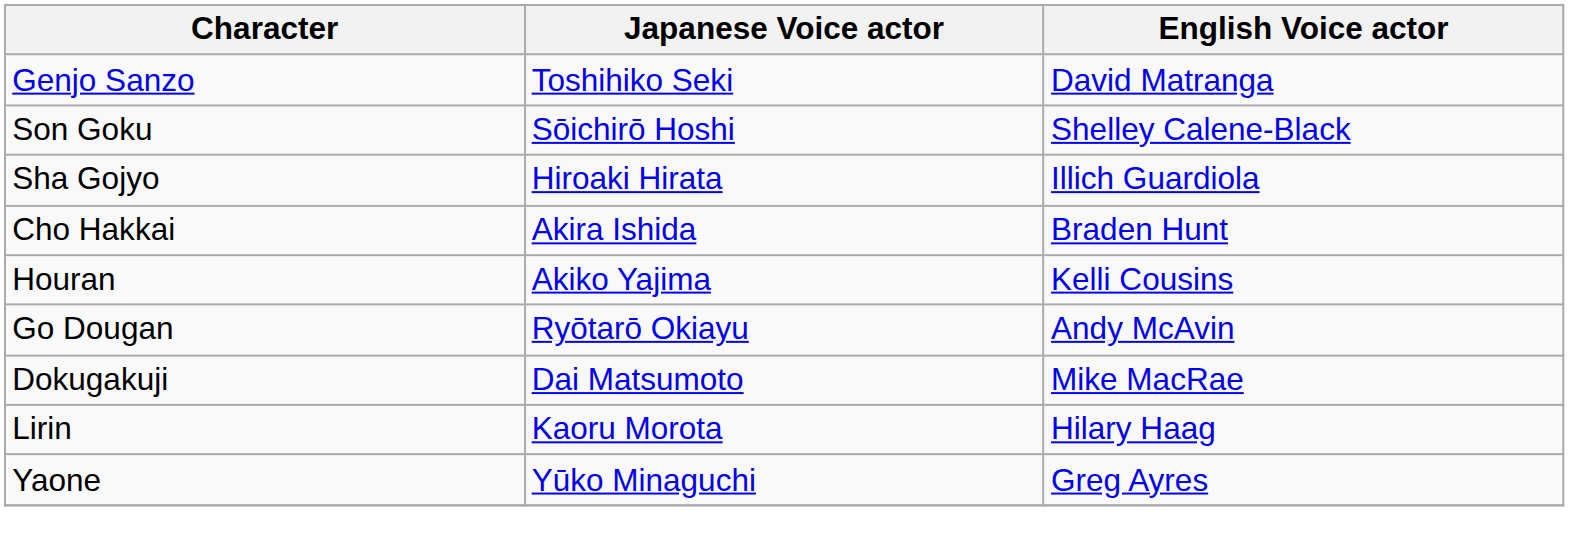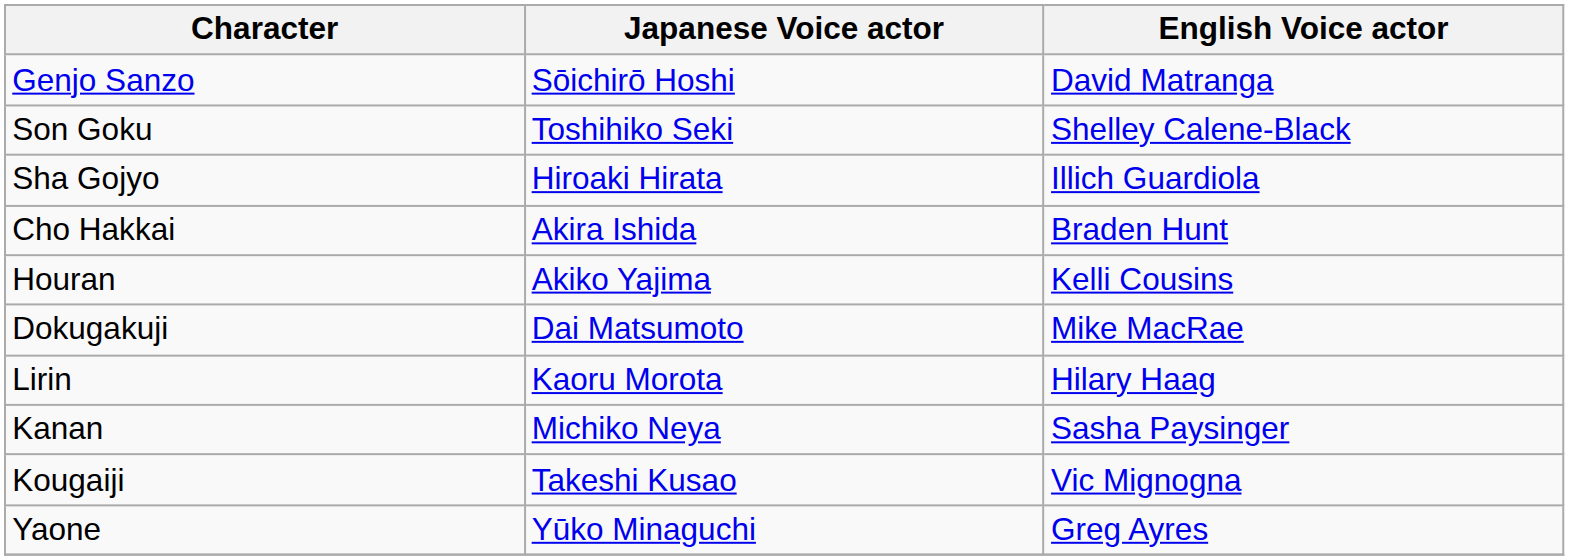(632, 79) Toshihiko Seki -> (633, 79) Sōichirō Hoshi
(633, 129) Sōichirō Hoshi -> (632, 129) Toshihiko Seki
- row: (93, 329)
+ row: (58, 429)
+ row: (68, 479)
